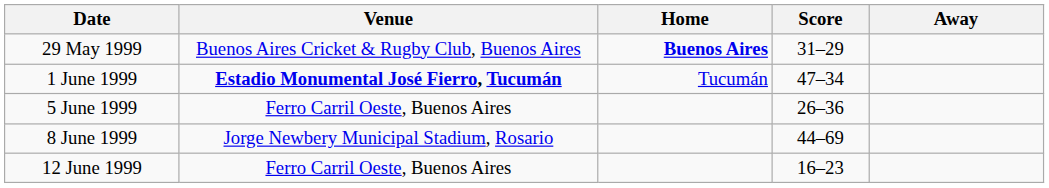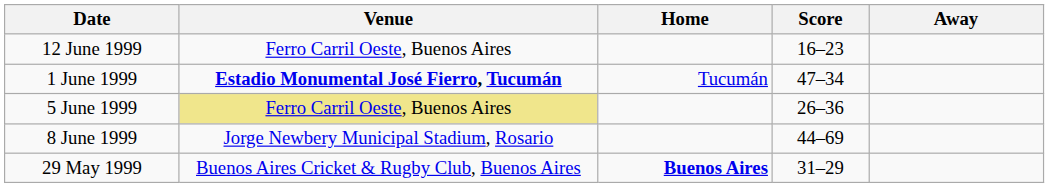rows swapped: (92, 49) <-> (92, 167)
(388, 108) no background -> (388, 108) khaki background
